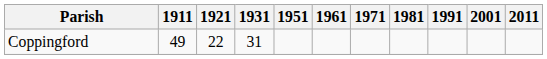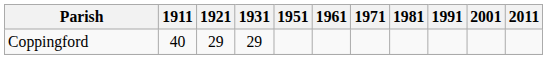(178, 41) 49 -> (178, 41) 40
(216, 41) 22 -> (216, 41) 29
(254, 41) 31 -> (254, 41) 29
